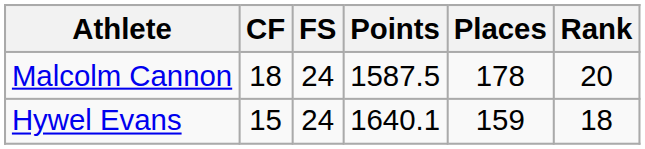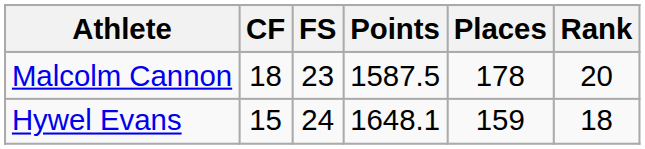(318, 75) 24 -> (318, 75) 23
(395, 121) 1640.1 -> (395, 121) 1648.1
